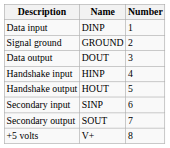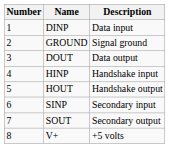columns swapped: (145, 12) <-> (42, 12)
